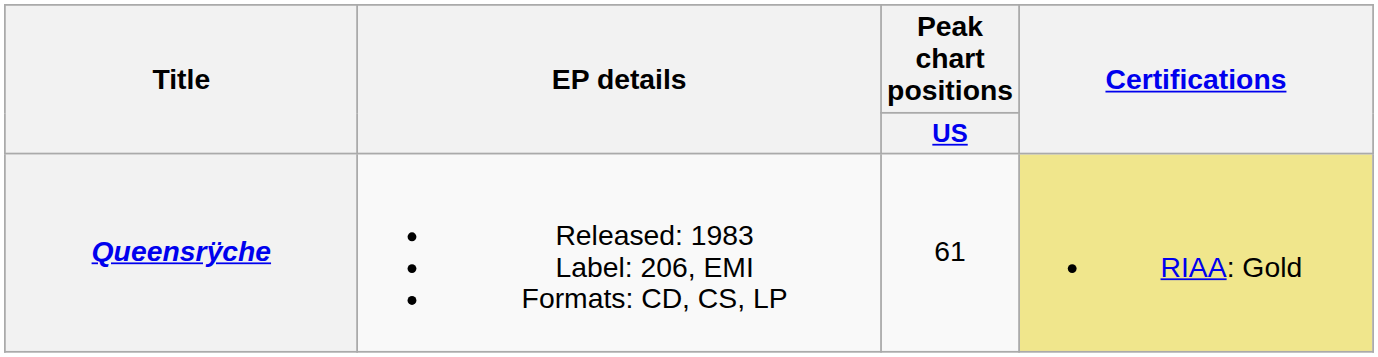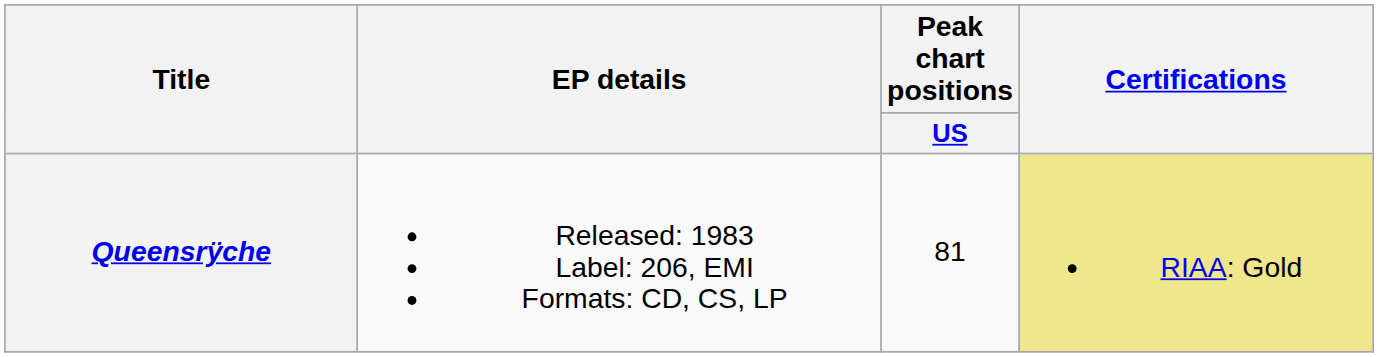(950, 251) 61 -> (950, 251) 81
